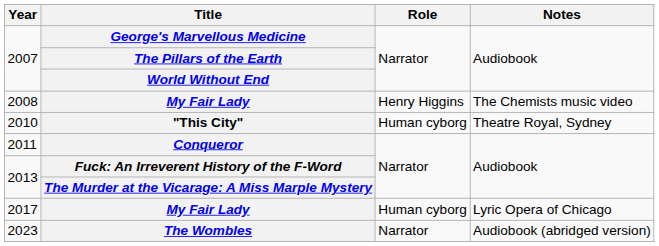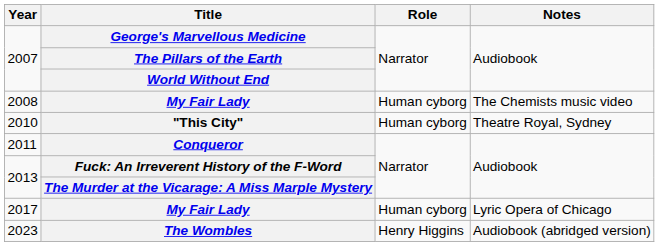(421, 101) Henry Higgins -> (423, 101) Human cyborg
(403, 230) Narrator -> (421, 230) Henry Higgins
